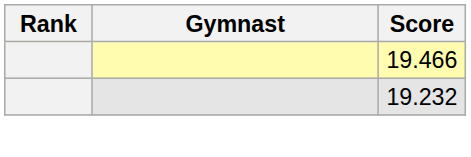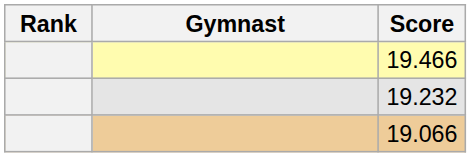+ row: (422, 134)
